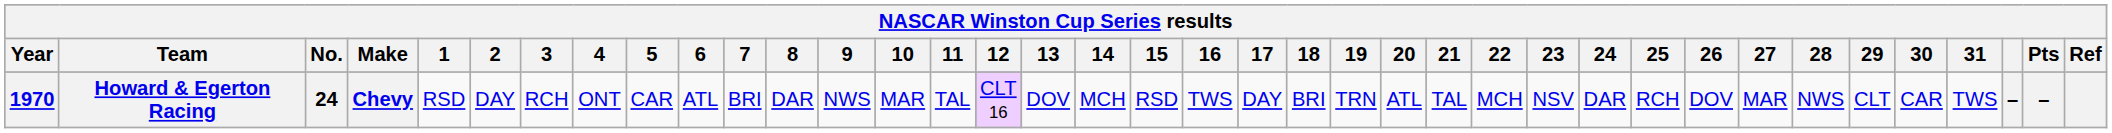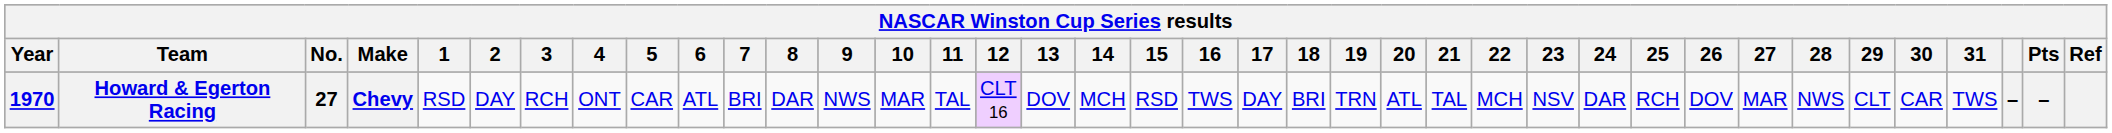(327, 100) 24 -> (327, 100) 27
